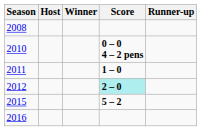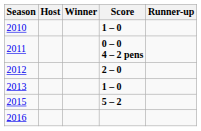- row: (17, 28)
(123, 49) 0 – 0 4 – 2 pens -> (112, 28) 1 – 0
(112, 70) 1 – 0 -> (123, 49) 0 – 0 4 – 2 pens
(112, 86) paleturquoise background -> (112, 70) no background
+ row: (17, 86)
